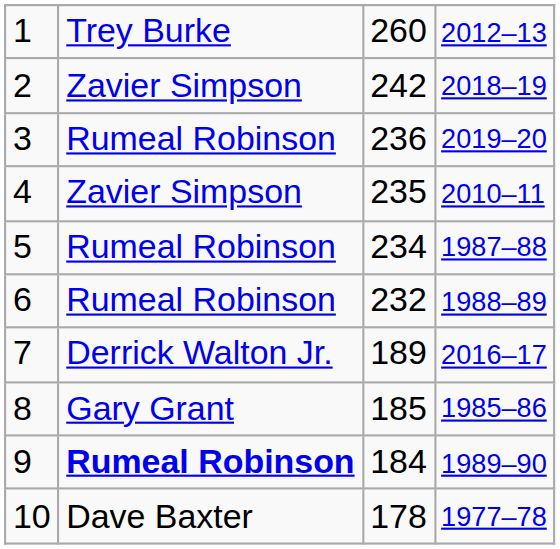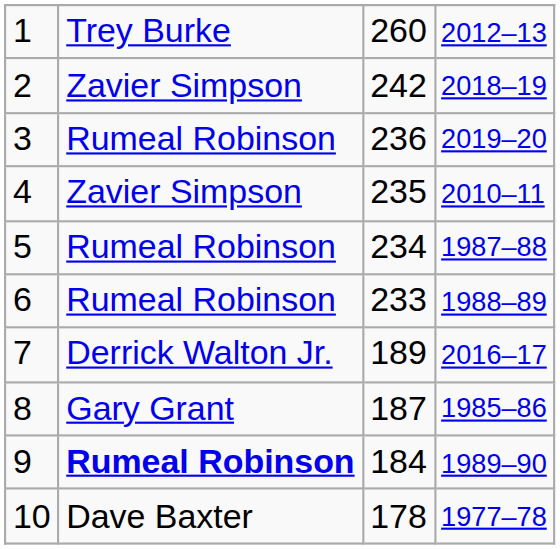(399, 300) 232 -> (399, 300) 233
(399, 407) 185 -> (399, 407) 187
